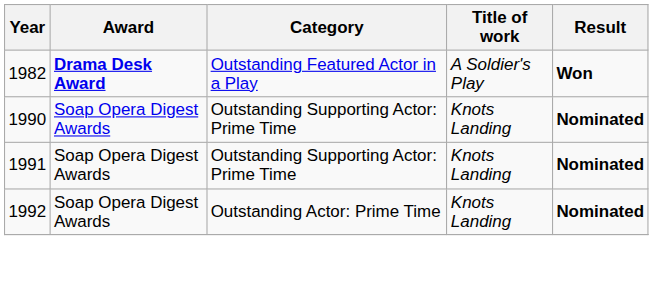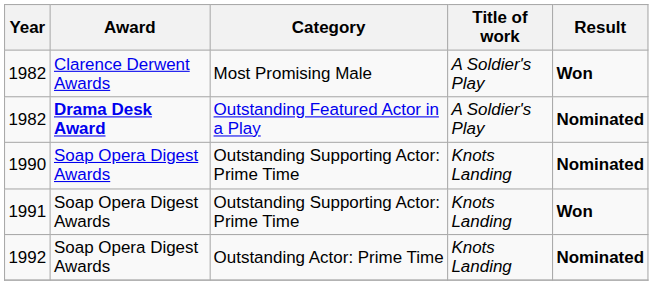+ row: (27, 73)
(575, 73) Won -> (600, 119) Nominated
(600, 165) Nominated -> (575, 211) Won
